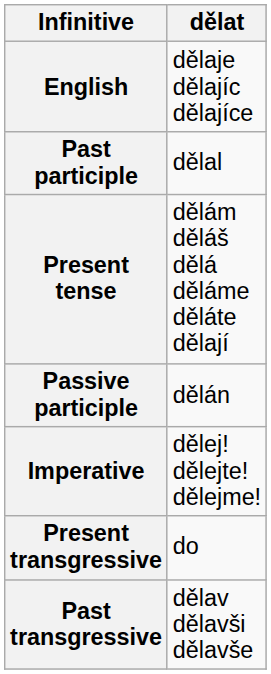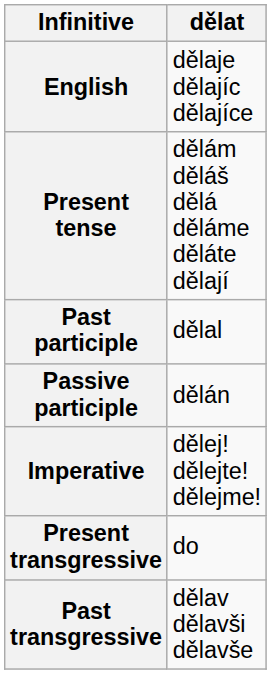rows swapped: (86, 278) <-> (86, 162)
